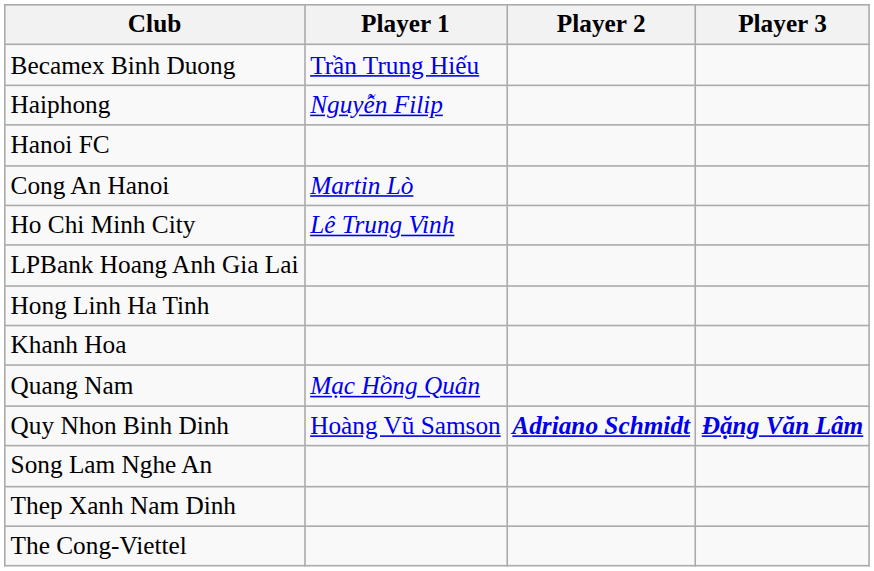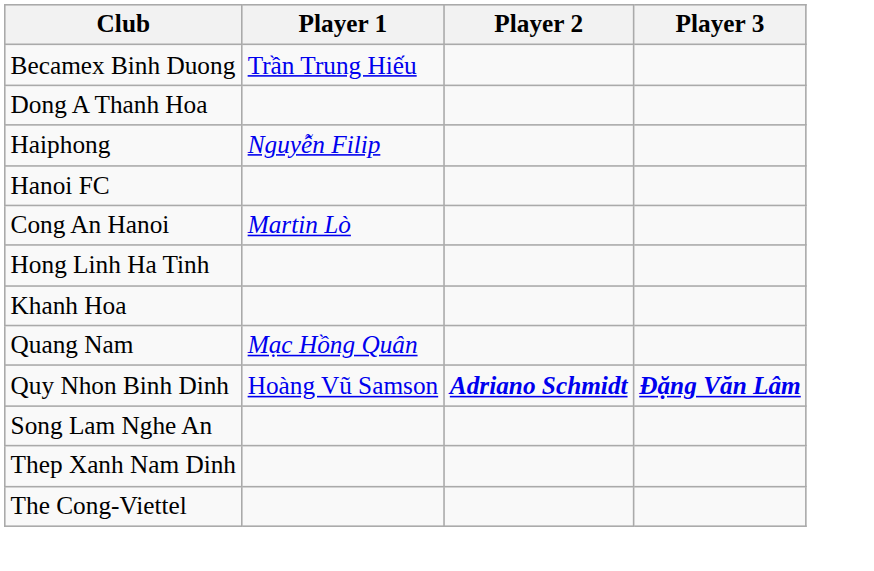+ row: (109, 104)
- row: (103, 225)
- row: (155, 265)
